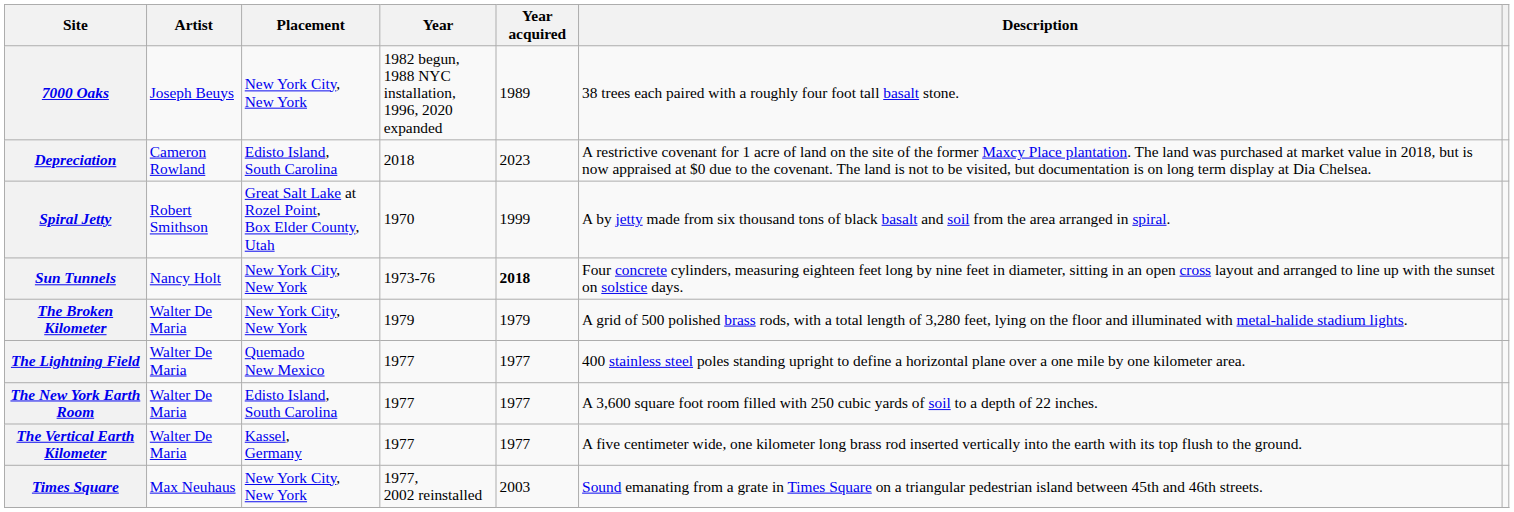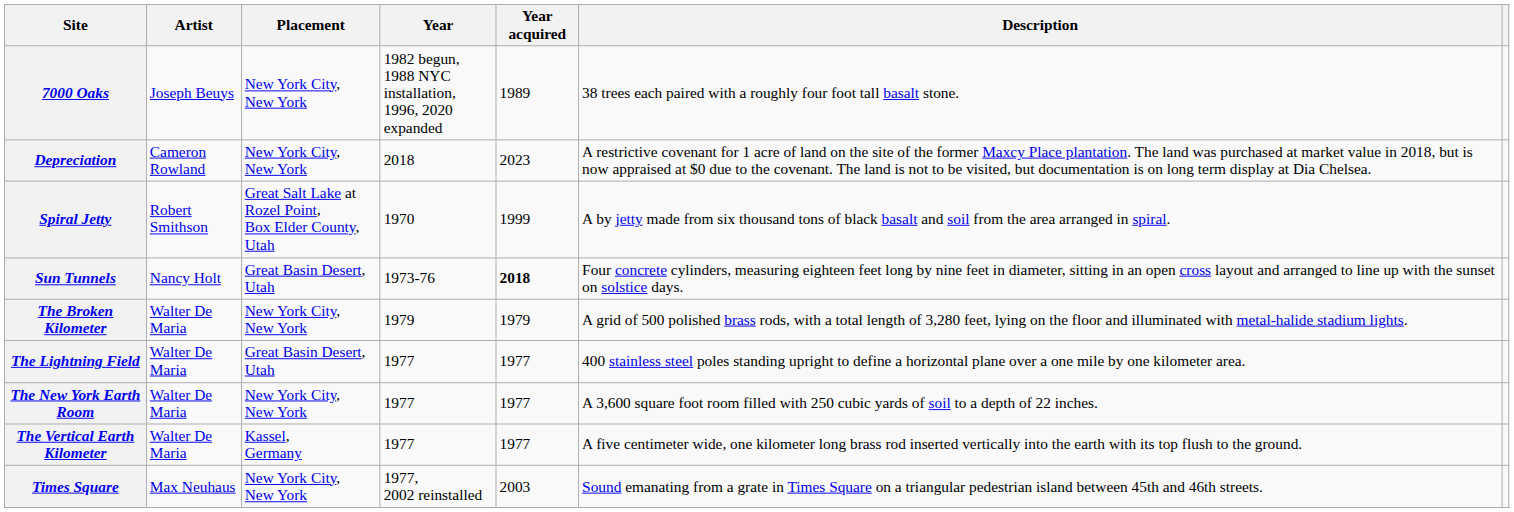(291, 160) Edisto Island, South Carolina -> (292, 160) New York City, New York
(292, 278) New York City, New York -> (305, 278) Great Basin Desert, Utah
(285, 361) Quemado New Mexico -> (305, 361) Great Basin Desert, Utah
(291, 403) Edisto Island, South Carolina -> (292, 403) New York City, New York
